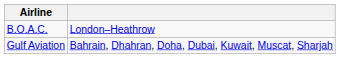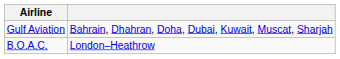rows swapped: (27, 29) <-> (36, 45)
